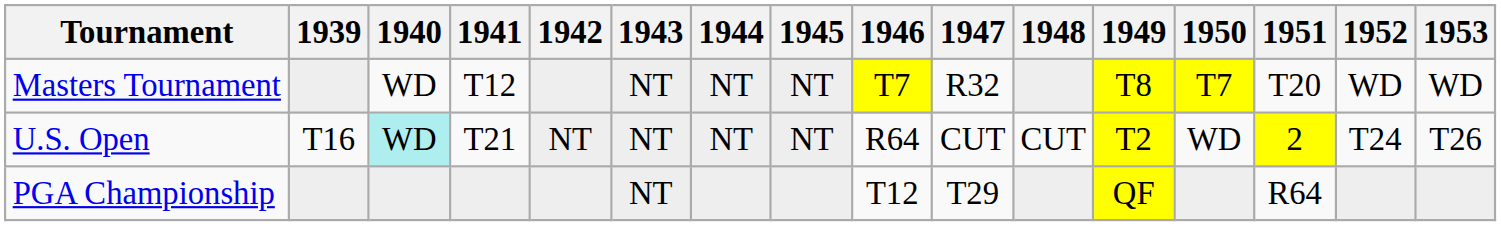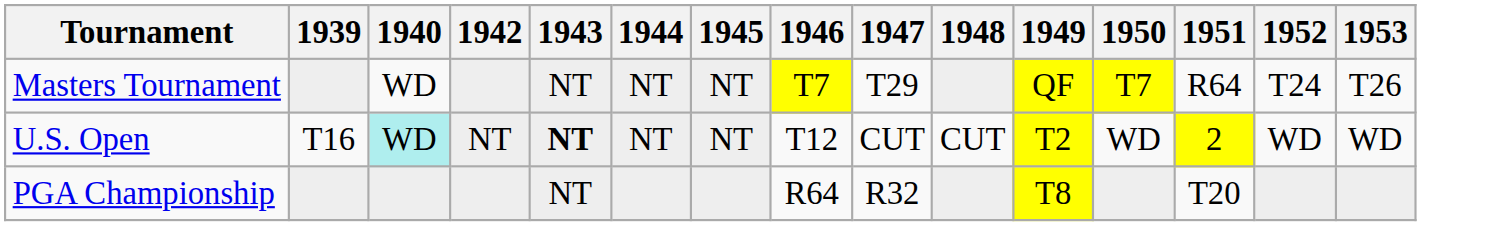- column: (490, 31)
(973, 85) R32 -> (892, 85) T29
(1134, 85) T8 -> (1053, 85) QF
(1295, 85) T20 -> (1214, 85) R64
(1375, 85) WD -> (1295, 85) T24
(1456, 85) WD -> (1375, 85) T26
(651, 139) normal -> (570, 139) bold
(892, 139) R64 -> (812, 139) T12
(1375, 139) T24 -> (1295, 139) WD
(1456, 139) T26 -> (1375, 139) WD
(892, 193) T12 -> (812, 193) R64
(973, 193) T29 -> (892, 193) R32
(1134, 193) QF -> (1053, 193) T8
(1295, 193) R64 -> (1214, 193) T20
